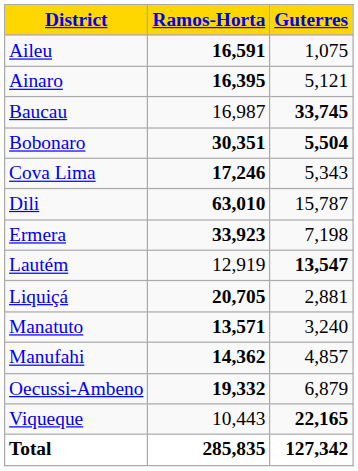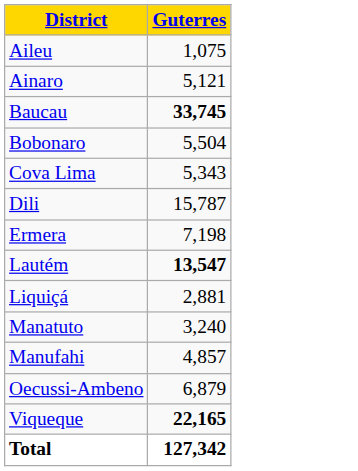- column: (209, 19)
(326, 142) bold -> (204, 142) normal
